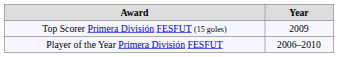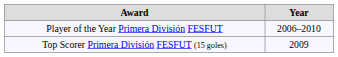rows swapped: (134, 28) <-> (134, 44)
